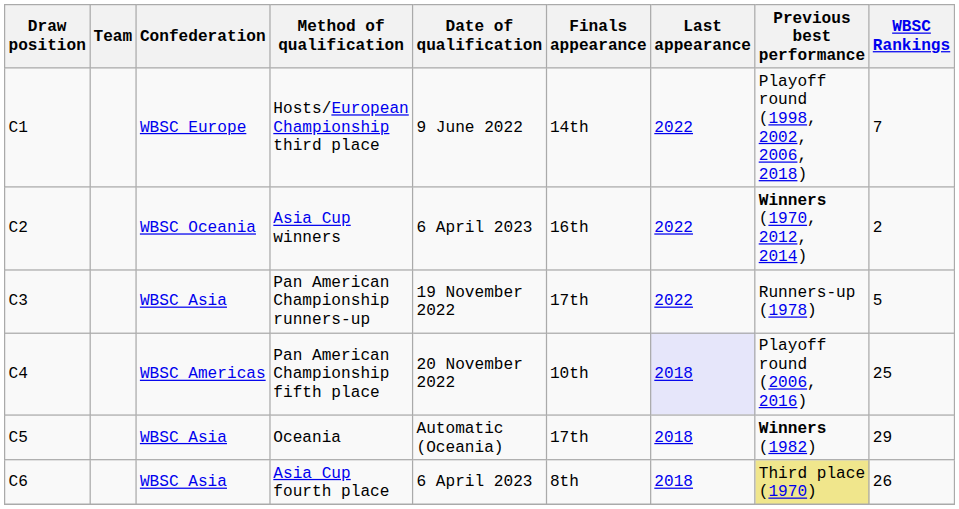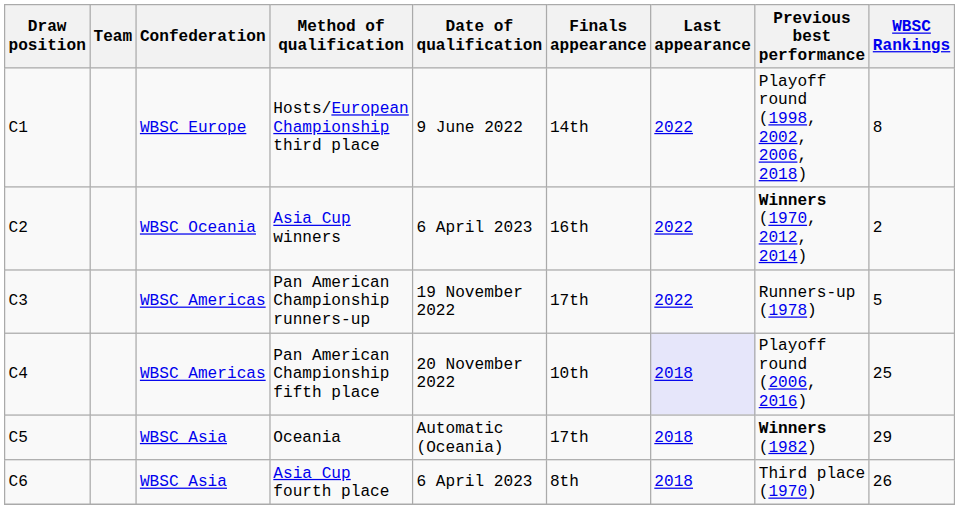(878, 128) 7 -> (878, 128) 8
(183, 301) WBSC Asia -> (203, 301) WBSC Americas
(812, 482) khaki background -> (812, 482) no background
